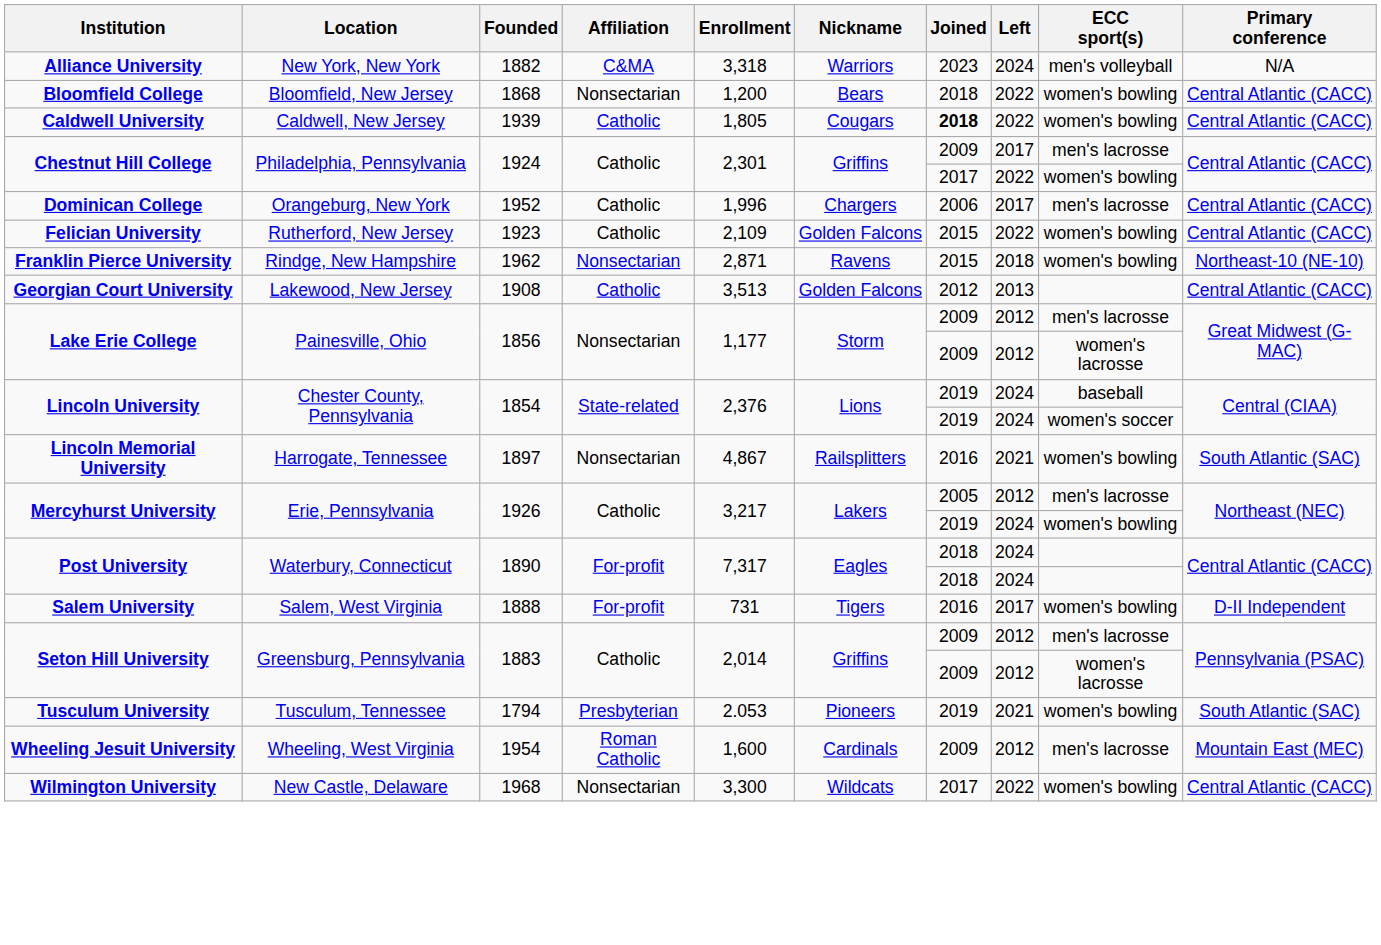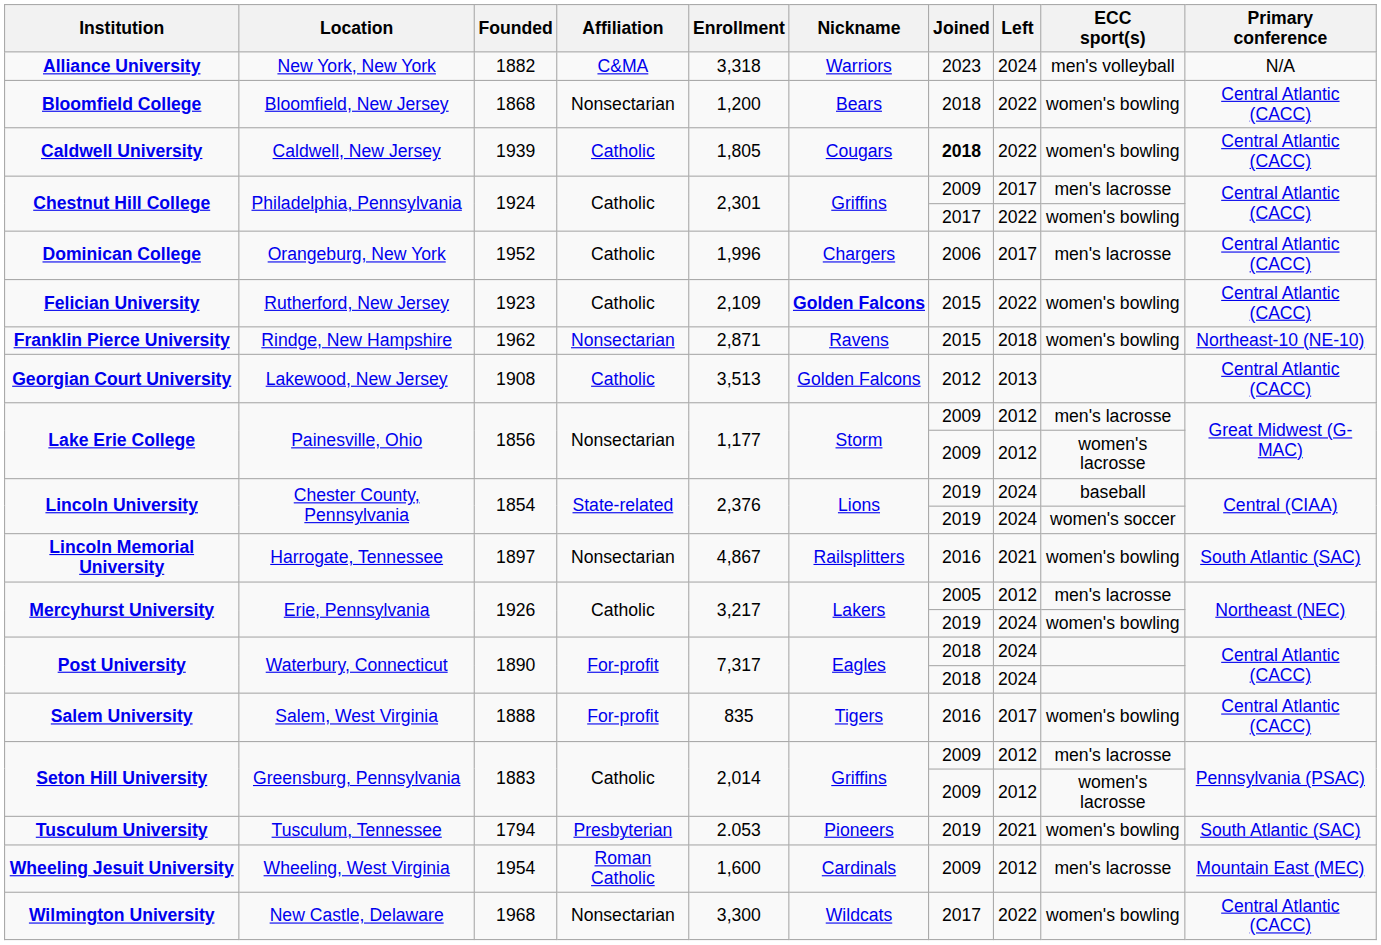(860, 233) normal -> (859, 302) bold
(745, 608) 731 -> (739, 717) 835
(1280, 608) D-II Independent -> (1280, 717) Central Atlantic (CACC)
